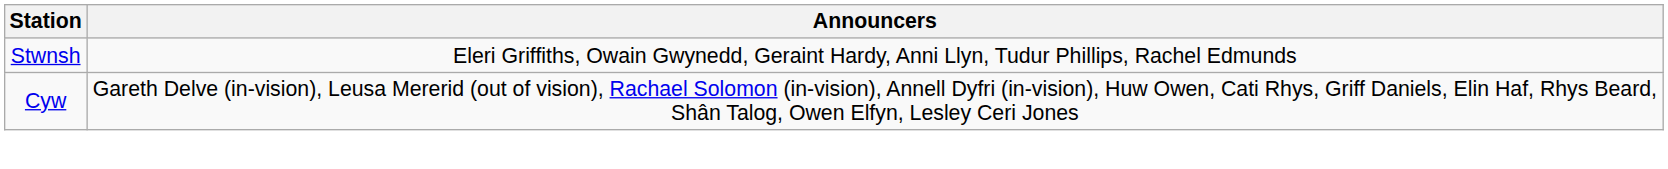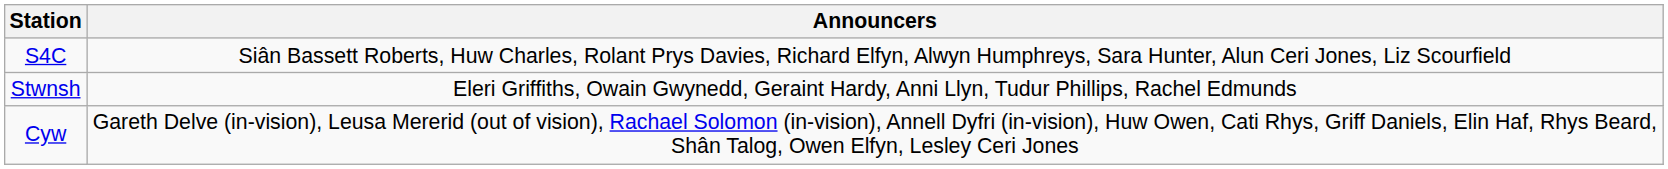+ row: (46, 55)
